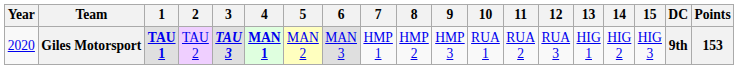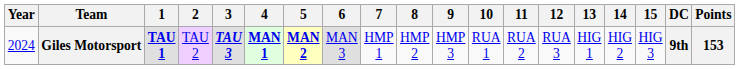(21, 45) 2020 -> (21, 45) 2024
(303, 45) normal -> (303, 45) bold
